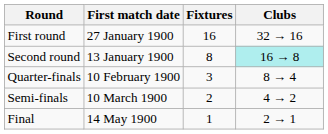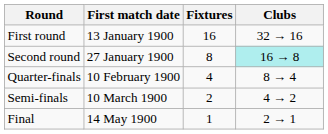(130, 35) 27 January 1900 -> (130, 35) 13 January 1900
(130, 56) 13 January 1900 -> (130, 56) 27 January 1900
(209, 77) 3 -> (209, 77) 4
